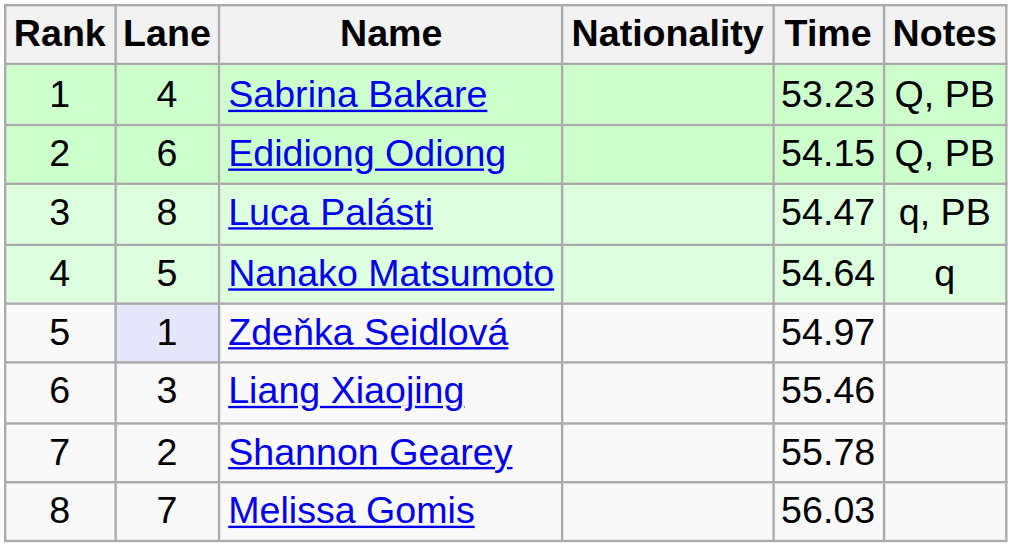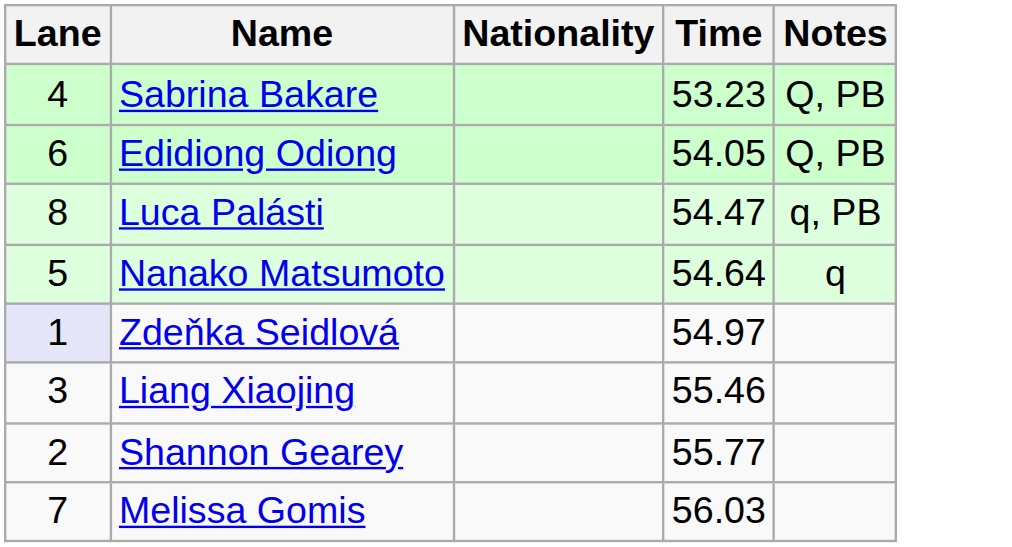- column: (60, 34)
(828, 153) 54.15 -> (719, 153) 54.05
(828, 451) 55.78 -> (719, 451) 55.77
